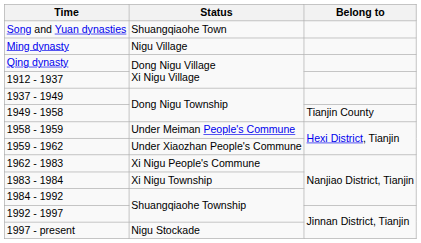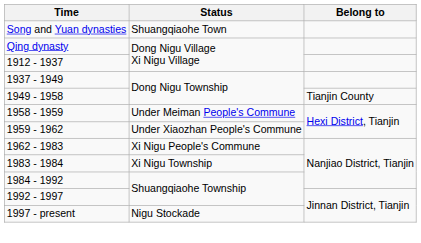- row: (38, 46)
